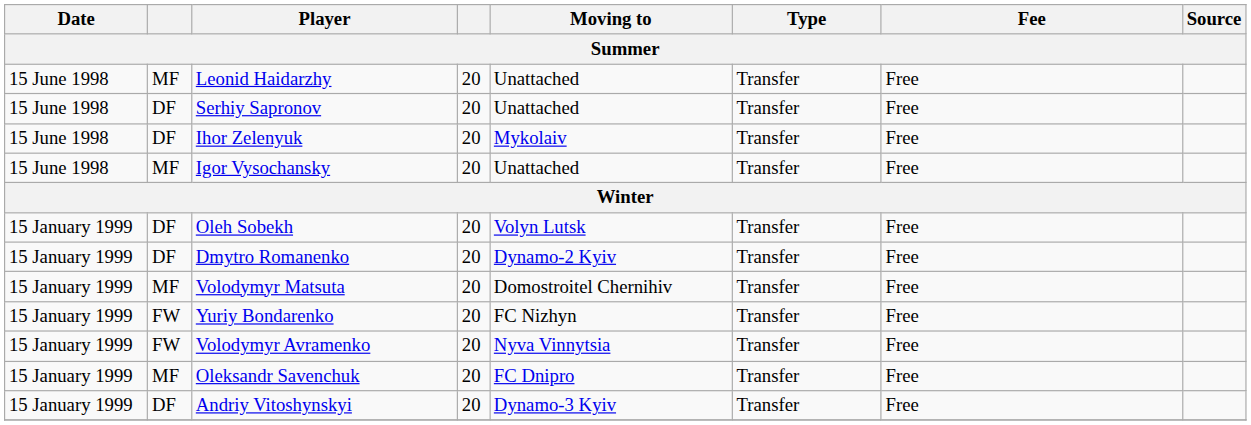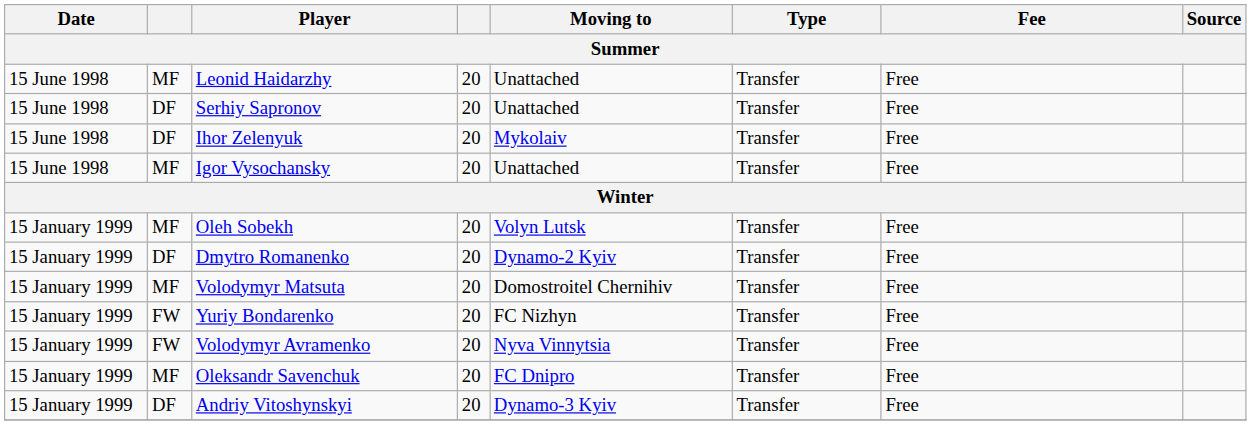(164, 227) DF -> (166, 227) MF
